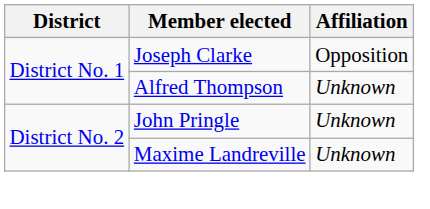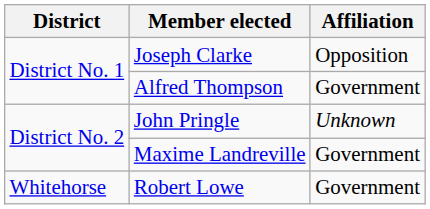(355, 87) Unknown -> (368, 87) Government
(355, 154) Unknown -> (368, 154) Government
+ row: (189, 187)
